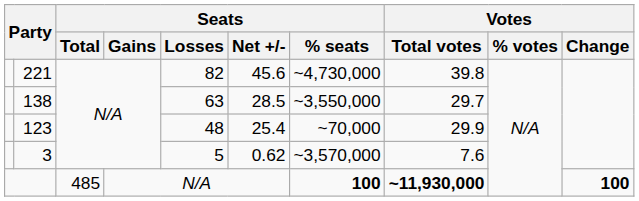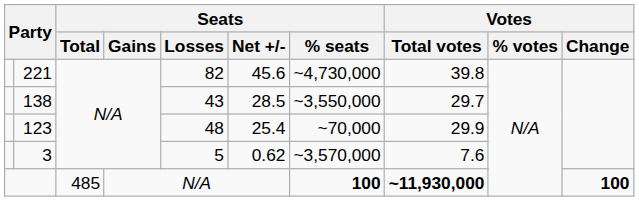(214, 101) 63 -> (214, 101) 43
